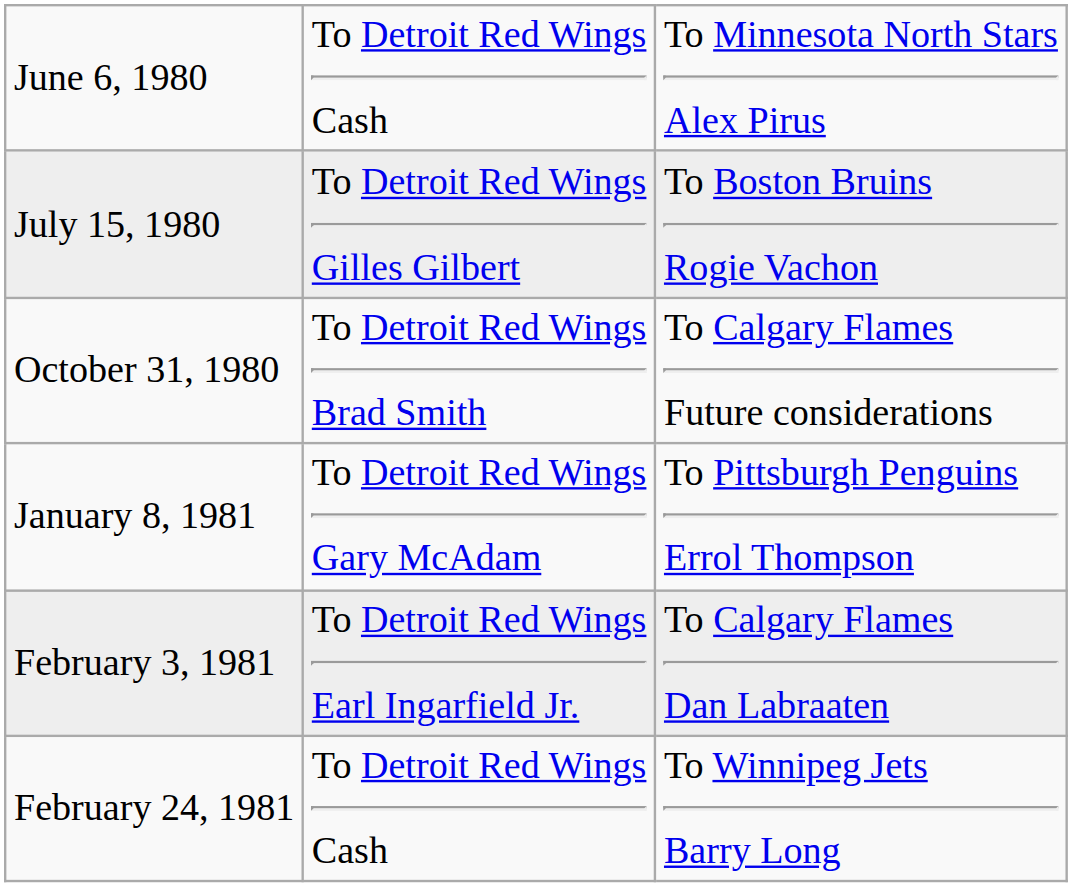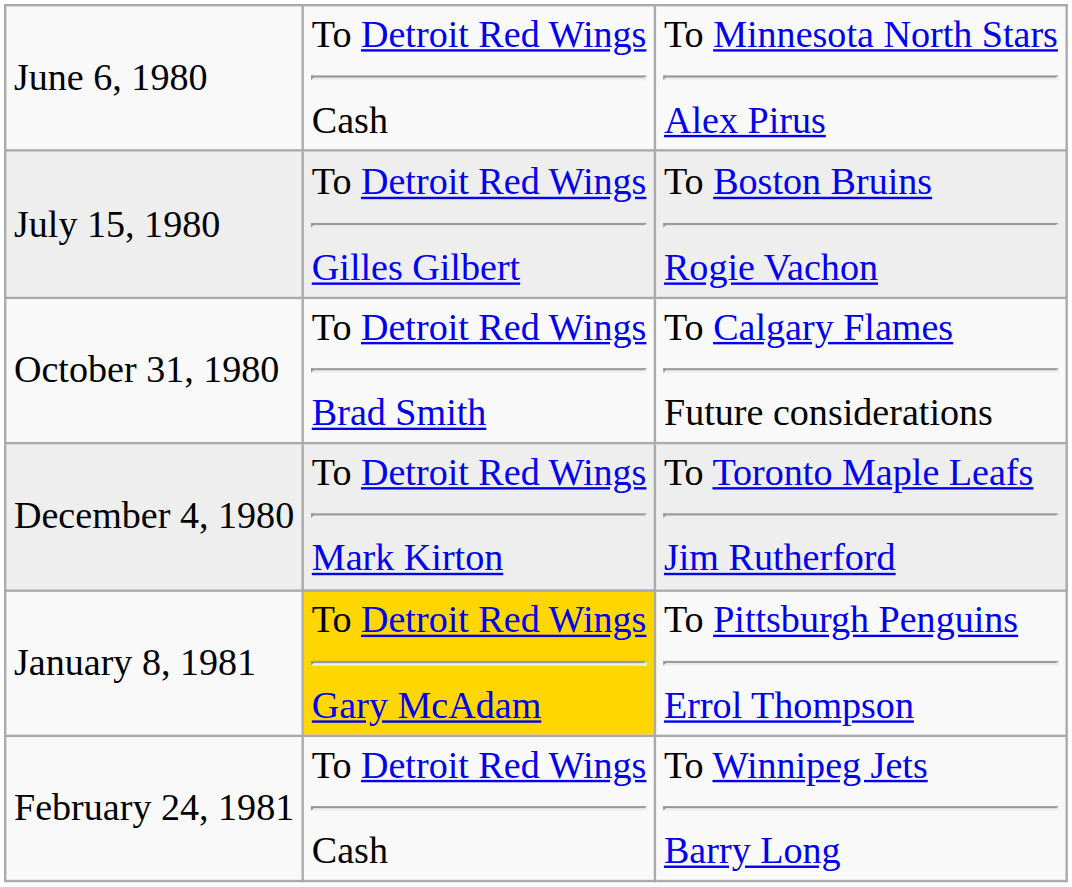+ row: (154, 515)
(479, 515) no background -> (479, 661) gold background
- row: (145, 661)
